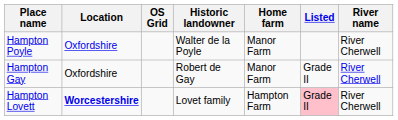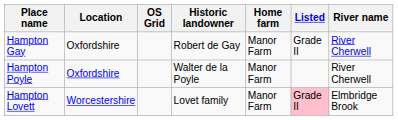rows swapped: (27, 73) <-> (27, 46)
(102, 101) bold -> (101, 101) normal
(268, 101) Hampton Farm -> (262, 101) Manor Farm
(361, 101) River Cherwell -> (354, 101) Elmbridge Brook
